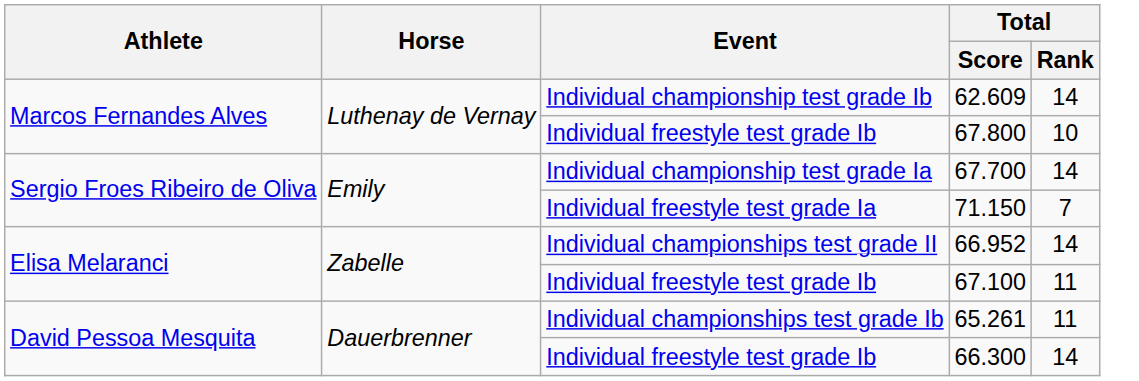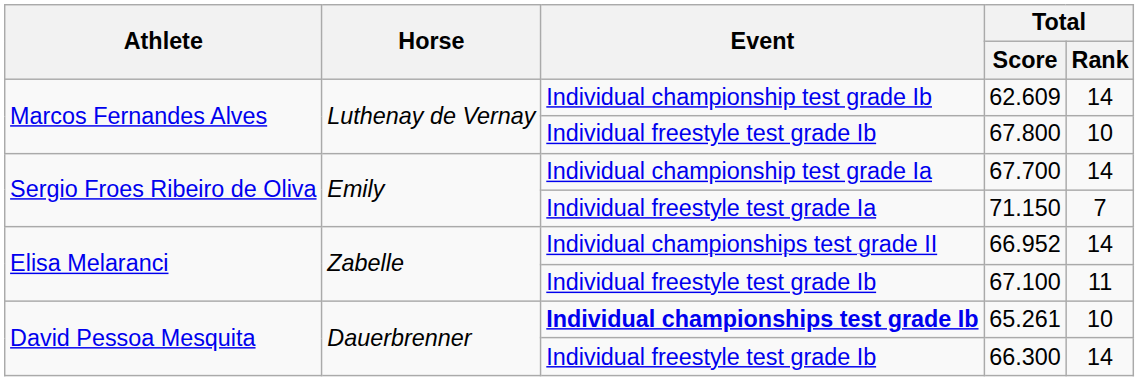(745, 319) normal -> (762, 319) bold
(1065, 319) 11 -> (1100, 319) 10
